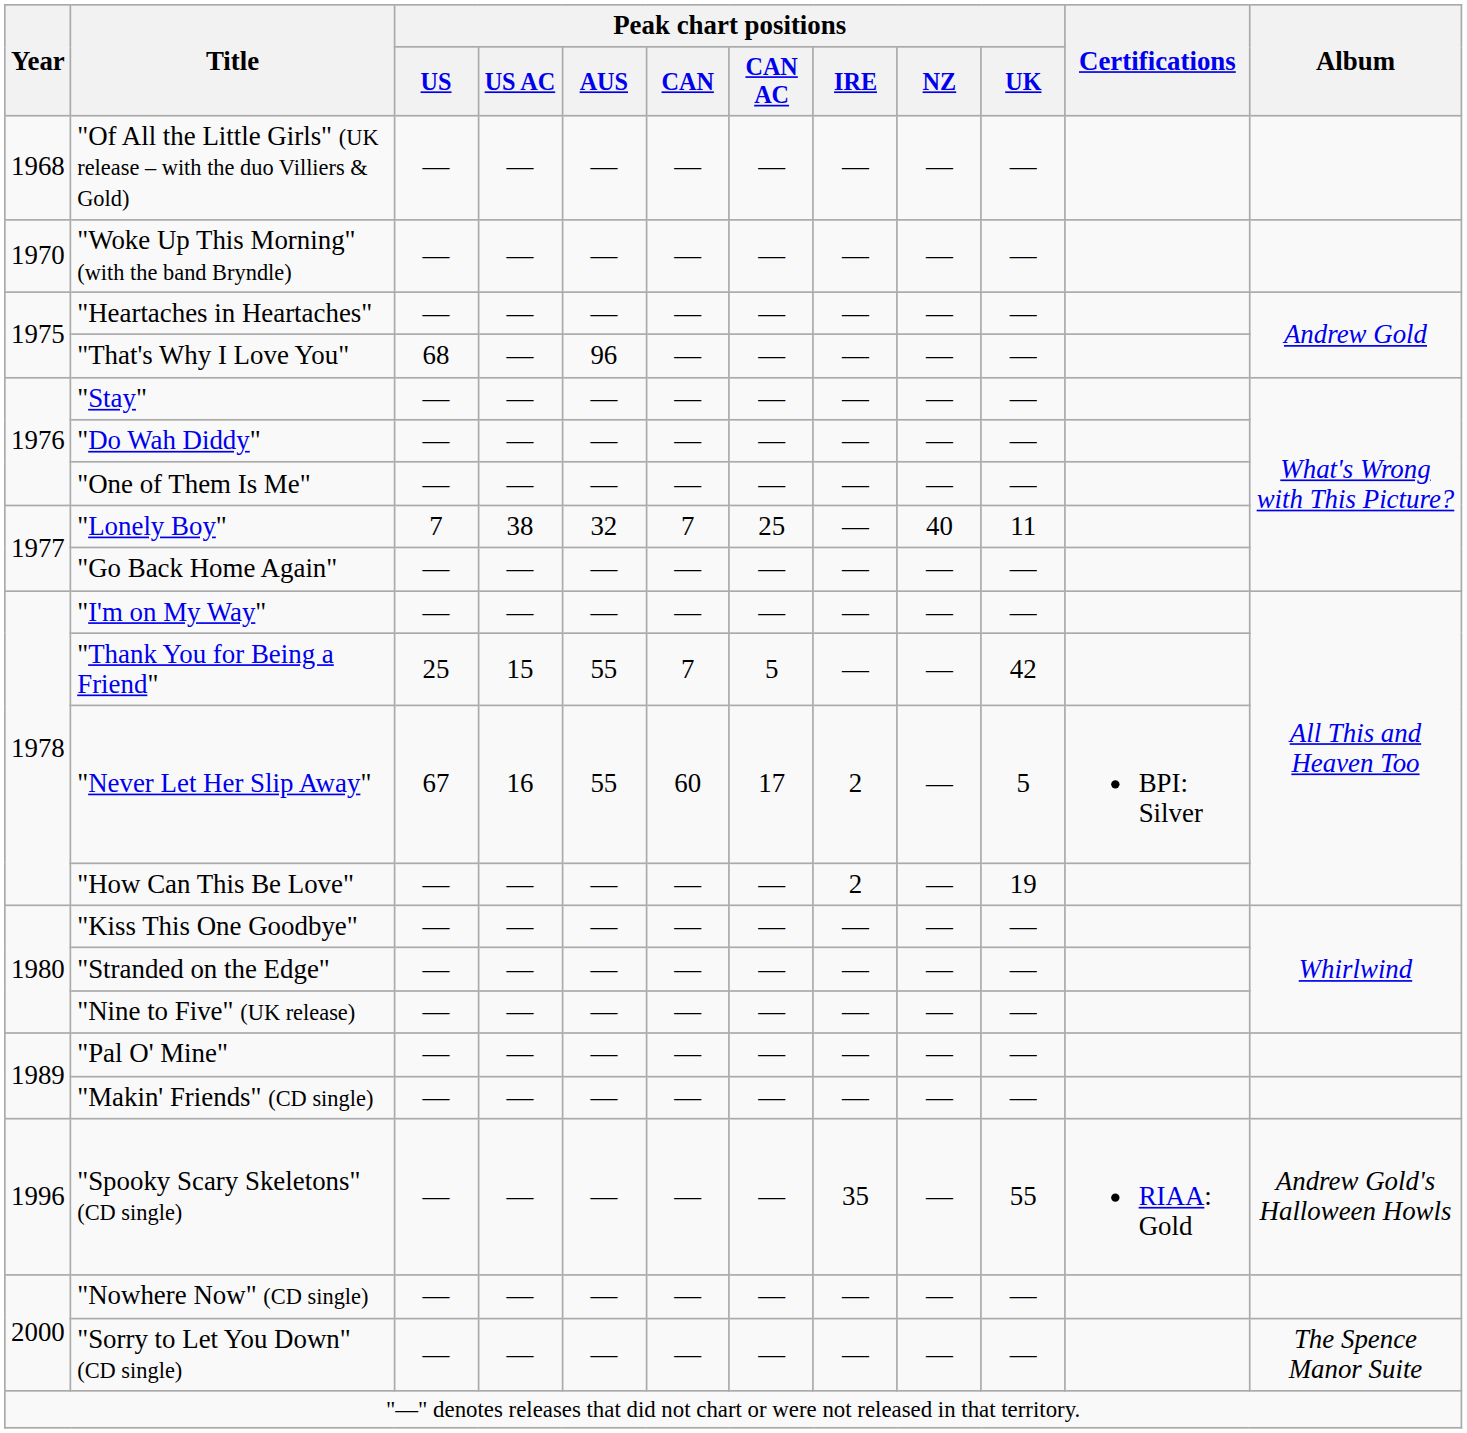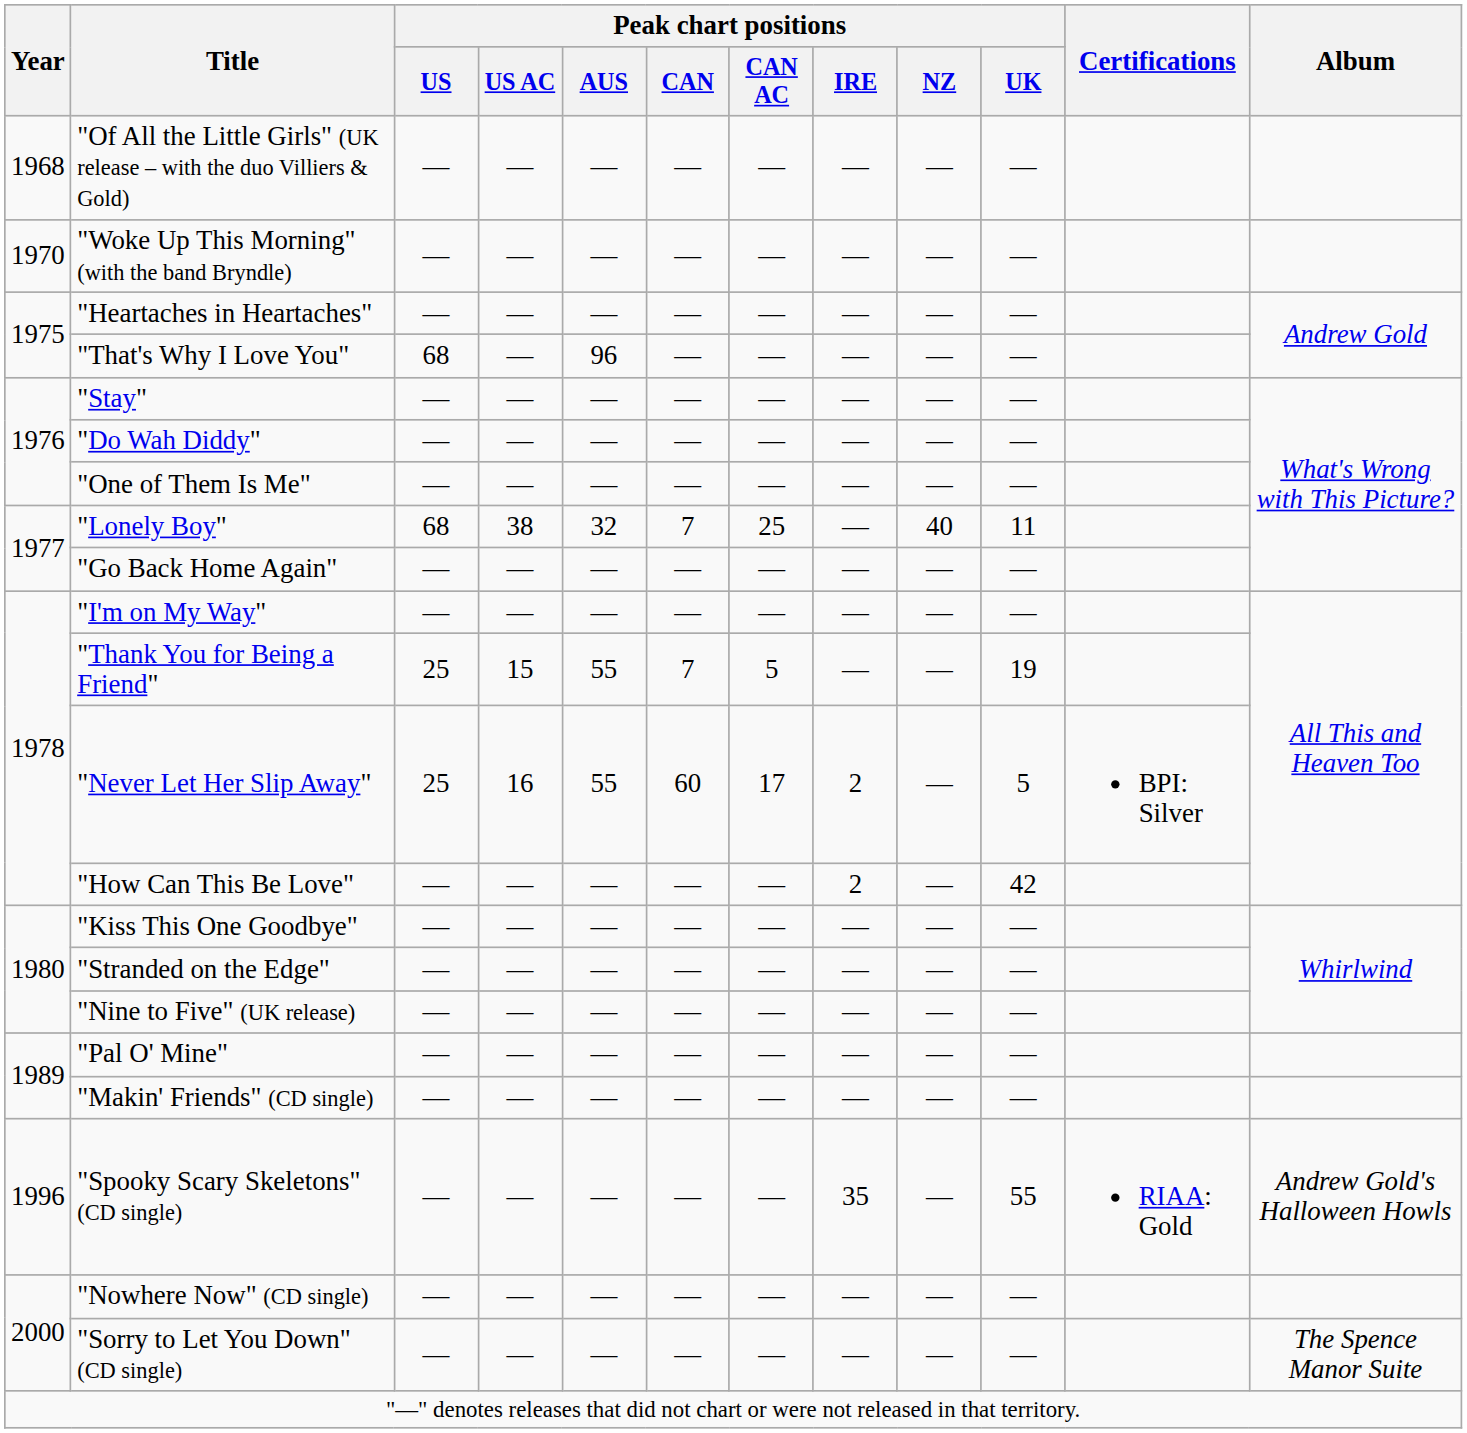(436, 526) 7 -> (436, 526) 68
(1023, 669) 42 -> (1023, 669) 19
(436, 783) 67 -> (436, 783) 25
(1023, 883) 19 -> (1023, 883) 42
